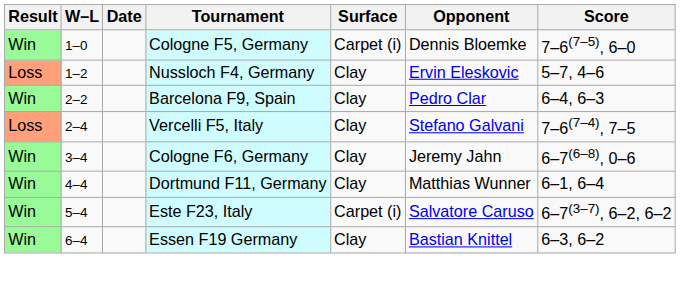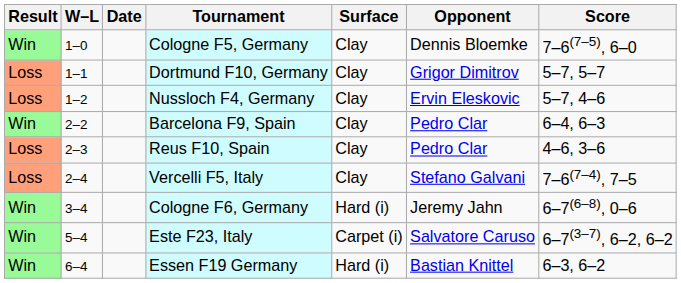(368, 45) Carpet (i) -> (351, 45) Clay
+ row: (238, 72)
+ row: (209, 149)
(350, 156) Clay -> (362, 207) Hard (i)
- row: (238, 184)
(350, 239) Clay -> (362, 265) Hard (i)
